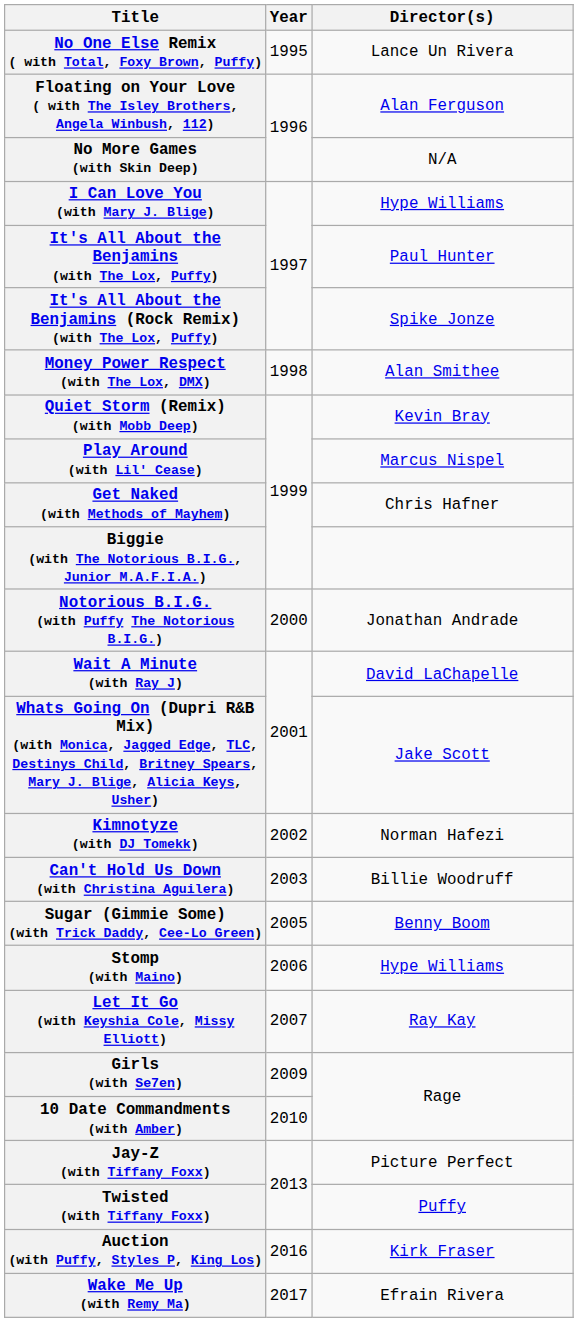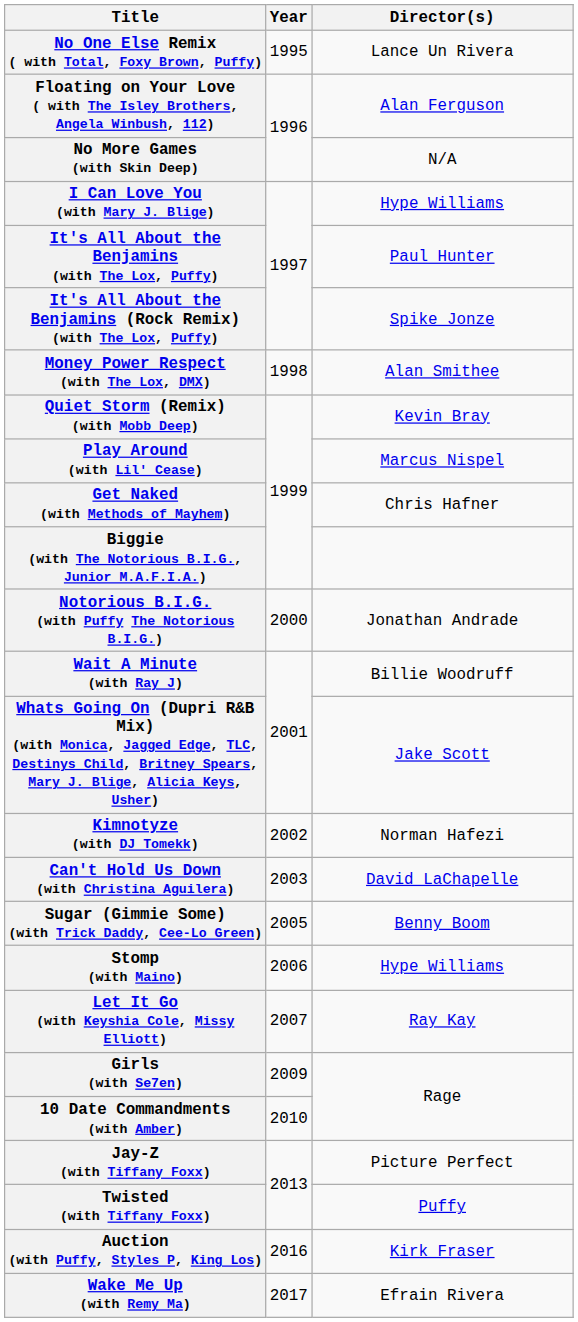(442, 674) David LaChapelle -> (442, 674) Billie Woodruff
(442, 879) Billie Woodruff -> (442, 879) David LaChapelle
